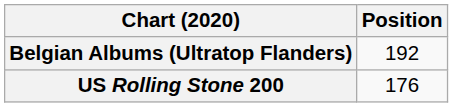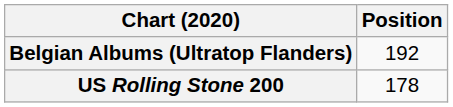(402, 85) 176 -> (402, 85) 178
